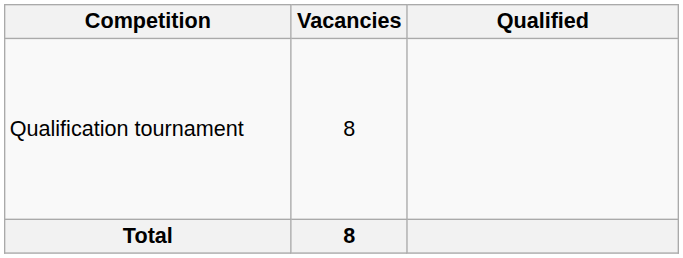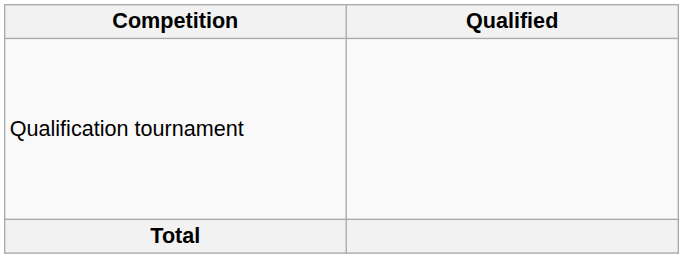- column: (349, 21)
